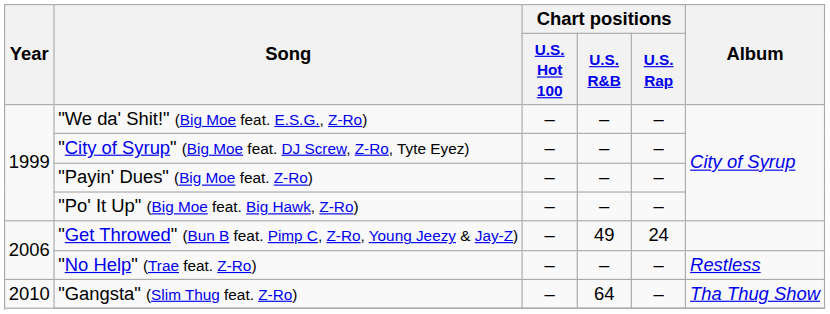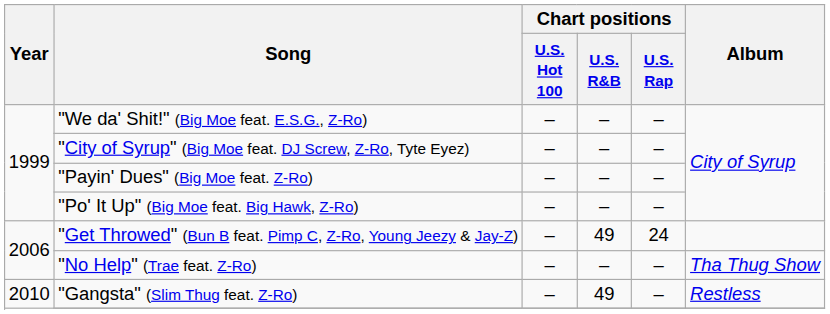(725, 264) Restless -> (755, 264) Tha Thug Show
(604, 293) 64 -> (604, 293) 49
(755, 293) Tha Thug Show -> (725, 293) Restless
